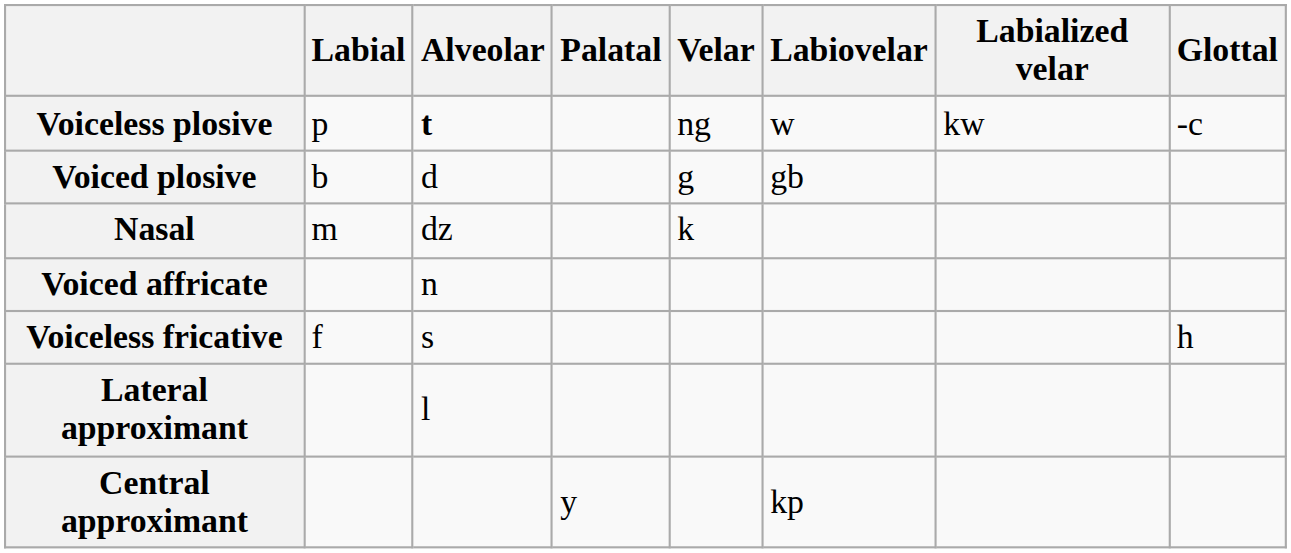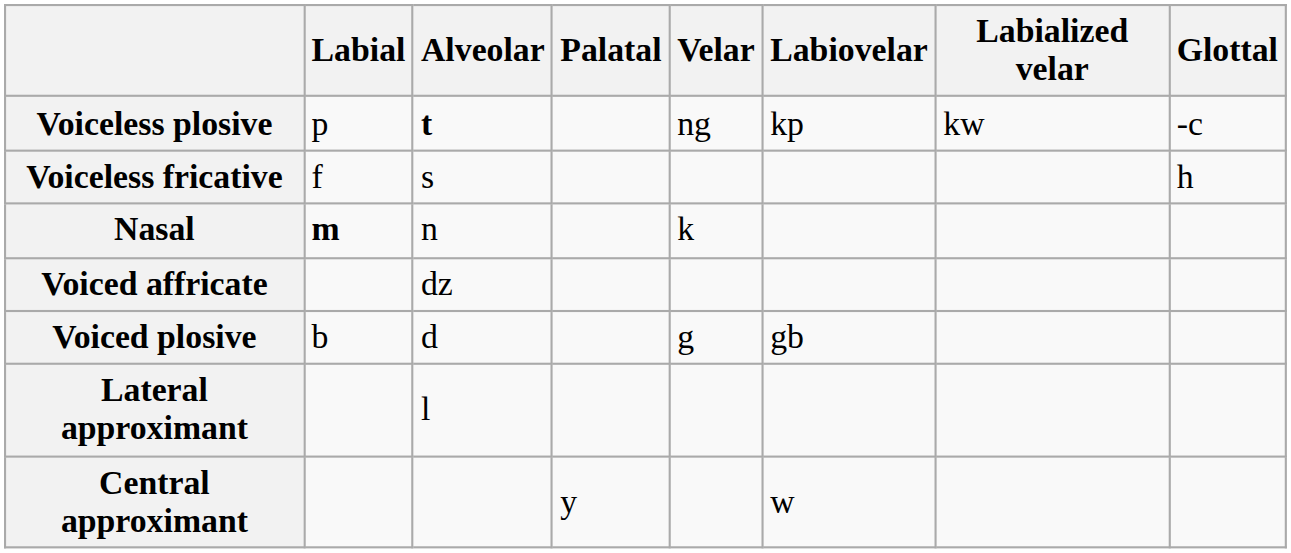(782, 122) w -> (787, 122) kp
rows swapped: (154, 176) <-> (154, 336)
(325, 229) normal -> (326, 229) bold
(437, 229) dz -> (429, 229) n
(429, 283) n -> (437, 283) dz
(787, 501) kp -> (782, 501) w
